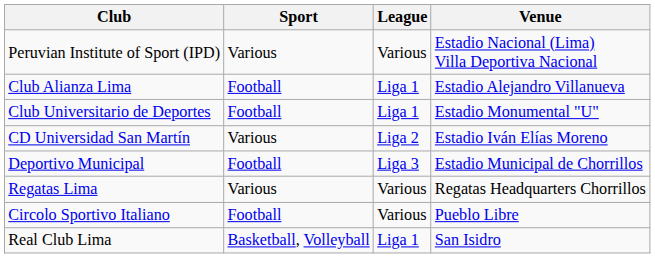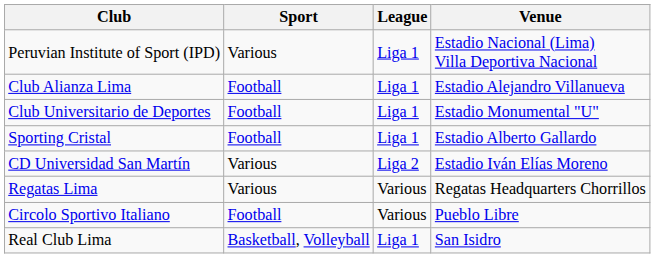(402, 52) Various -> (398, 52) Liga 1
+ row: (60, 138)
- row: (76, 163)
